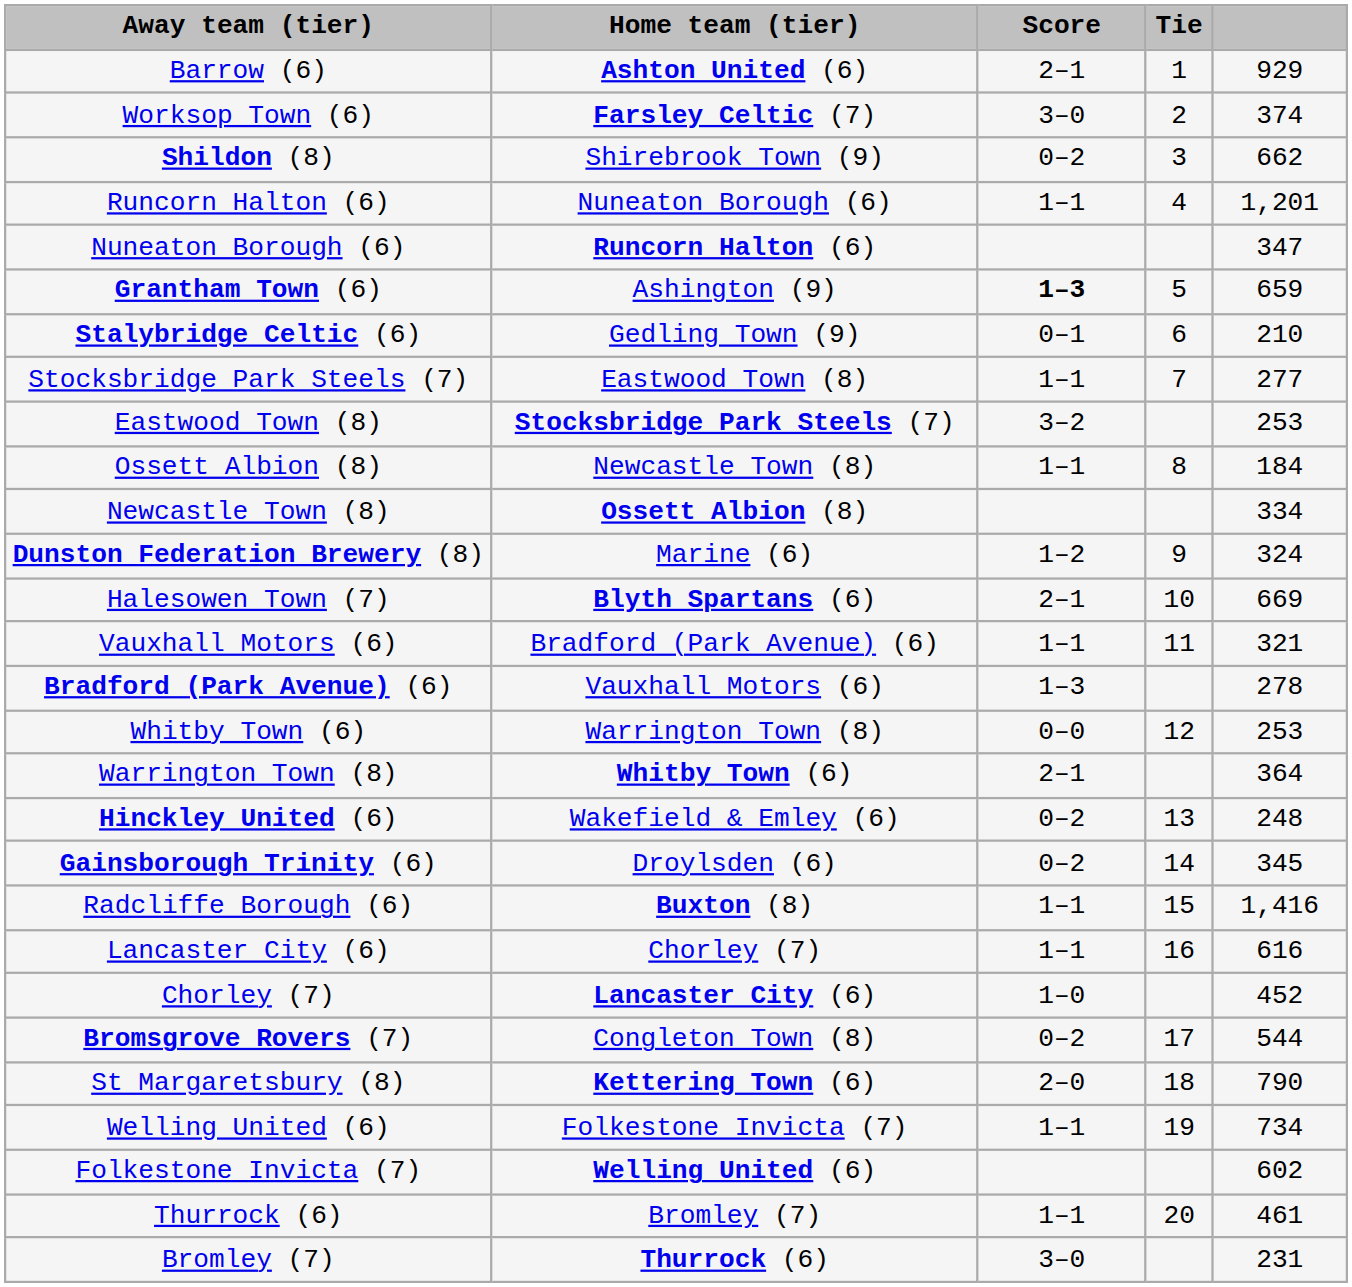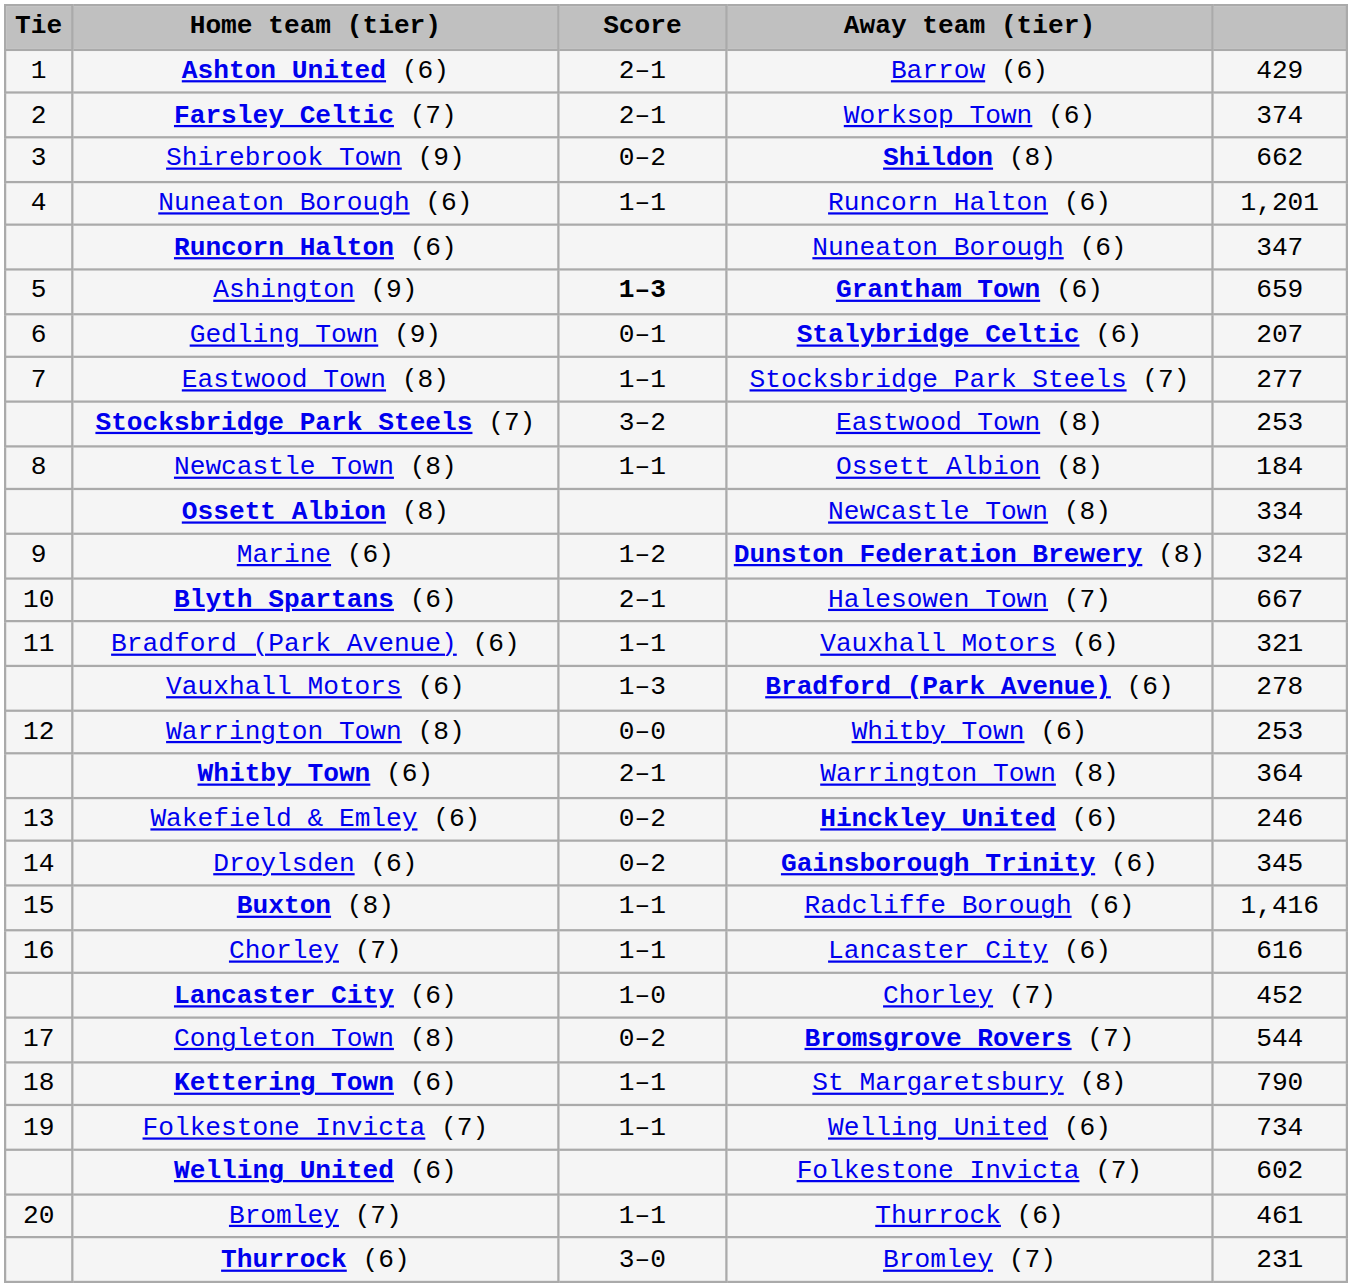columns swapped: (1179, 27) <-> (248, 27)
(1280, 71) 929 -> (1280, 71) 429
(1062, 115) 3–0 -> (642, 115) 2–1
(1280, 335) 210 -> (1280, 335) 207
(1280, 599) 669 -> (1280, 599) 667
(1280, 819) 248 -> (1280, 819) 246
(1062, 1084) 2–0 -> (642, 1084) 1–1
